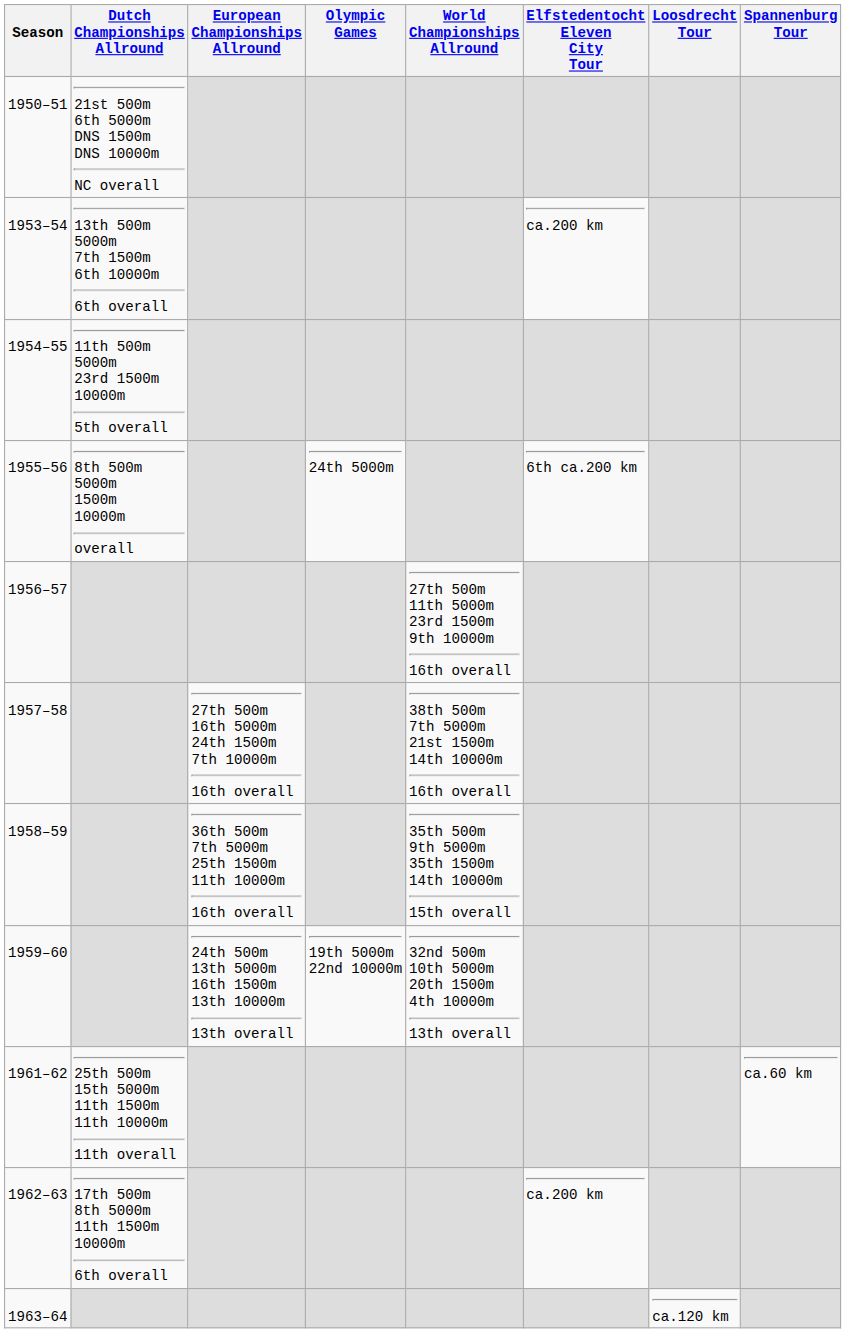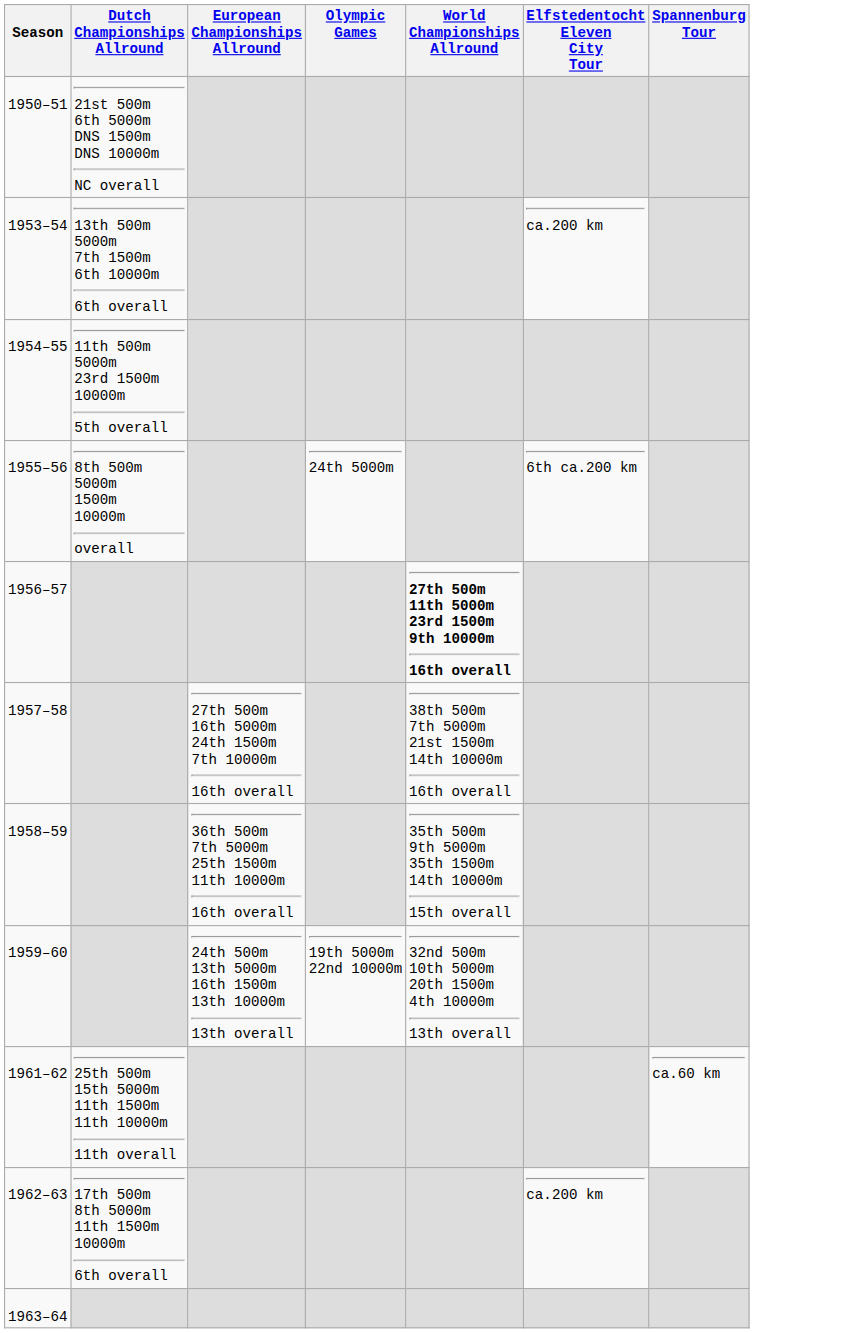- column: (695, 24)
(464, 626) normal -> (464, 626) bold
